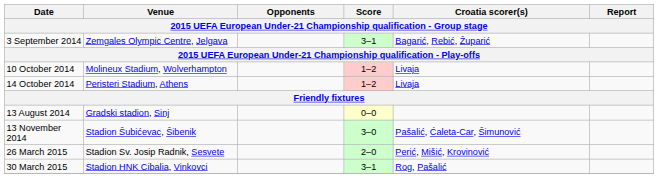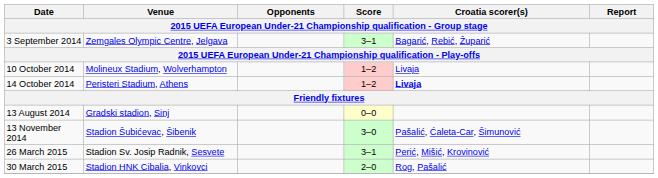(407, 84) normal -> (408, 84) bold
(369, 152) 2–0 -> (369, 152) 3–1
(369, 166) 3–1 -> (369, 166) 2–0
